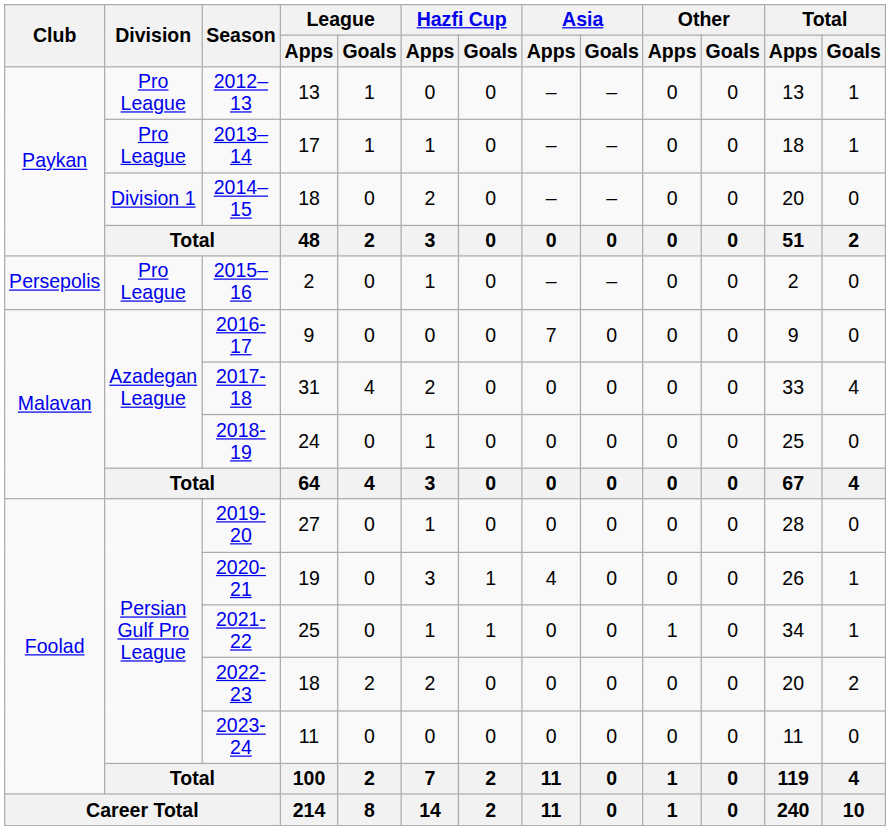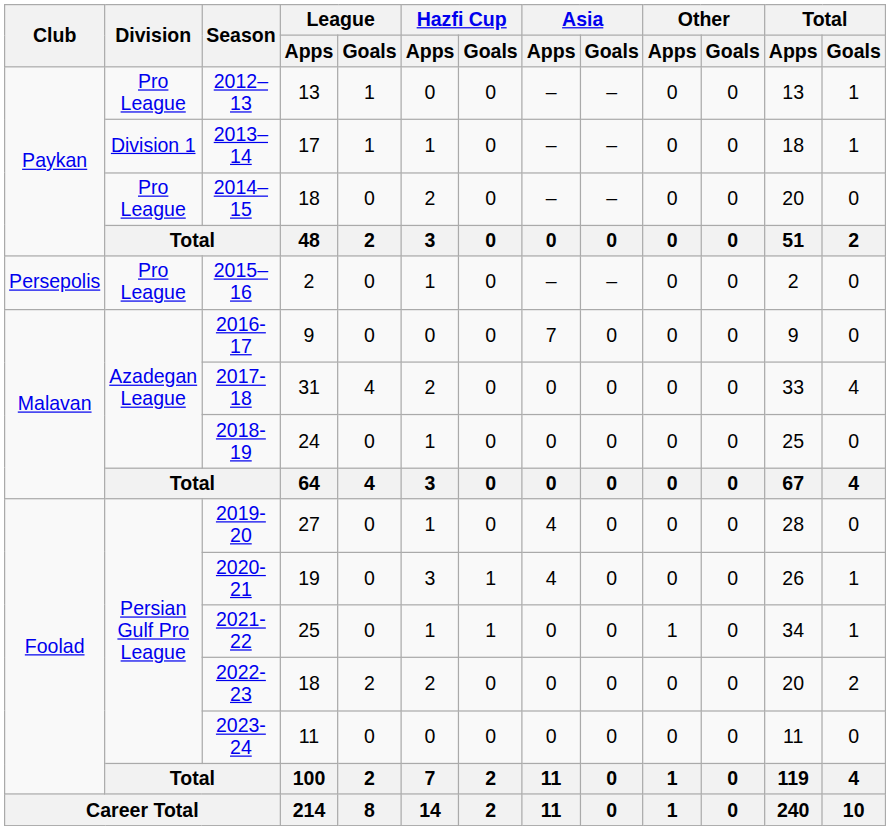(153, 145) Pro League -> (153, 145) Division 1
(153, 198) Division 1 -> (153, 198) Pro League
(551, 525) 0 -> (551, 525) 4
